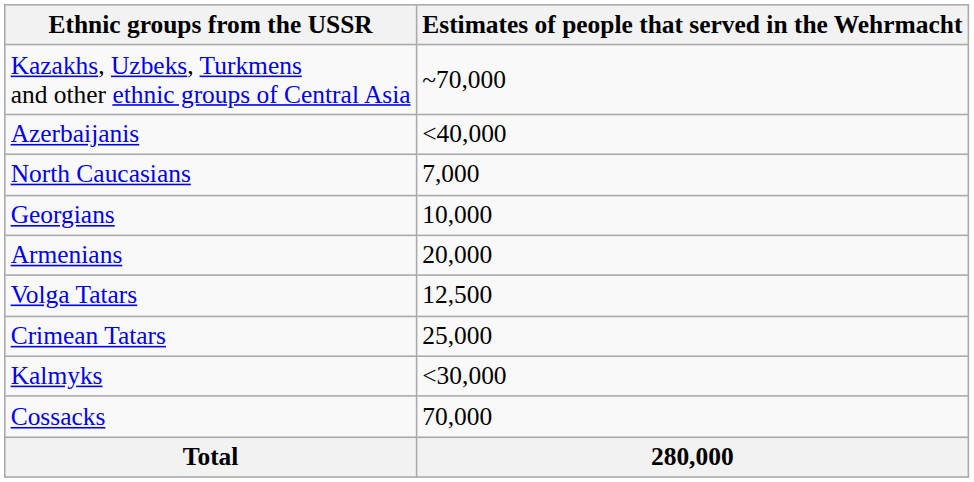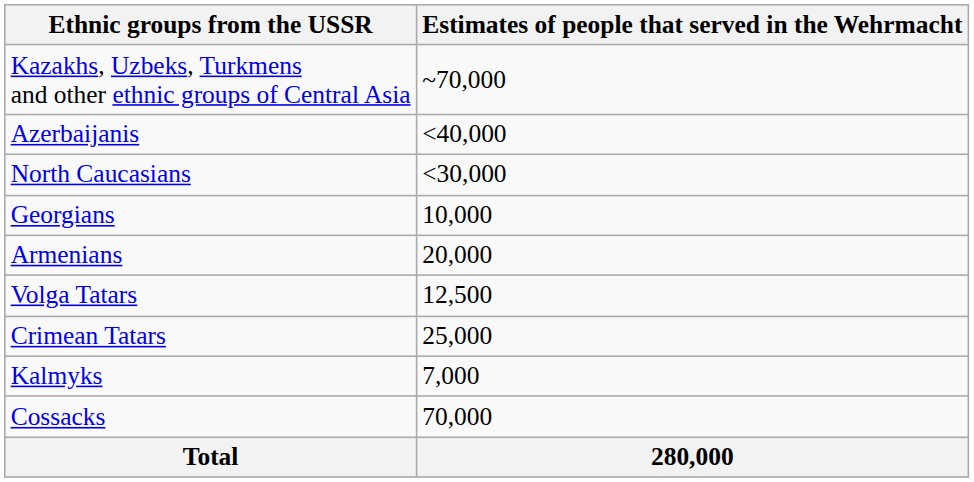(451, 174) 7,000 -> (464, 174) <30,000
(464, 376) <30,000 -> (451, 376) 7,000
